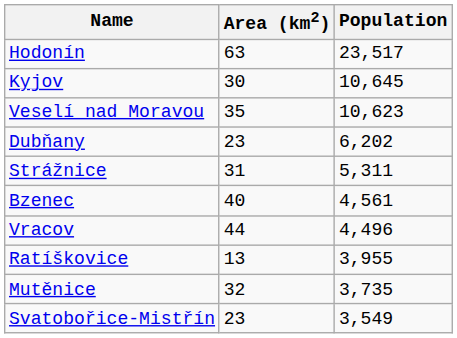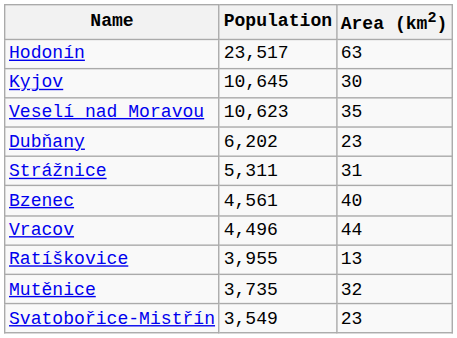columns swapped: (393, 22) <-> (277, 22)
